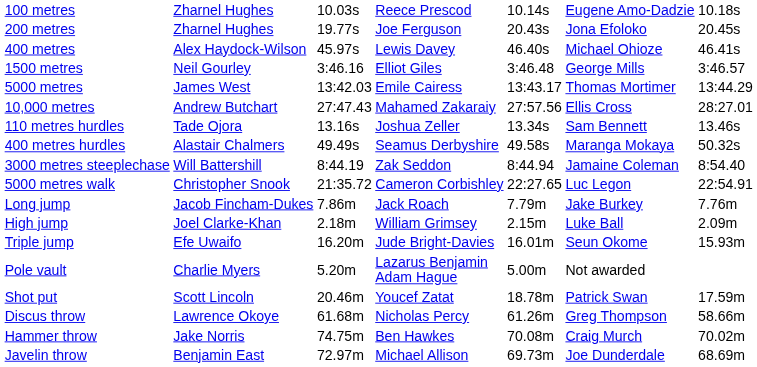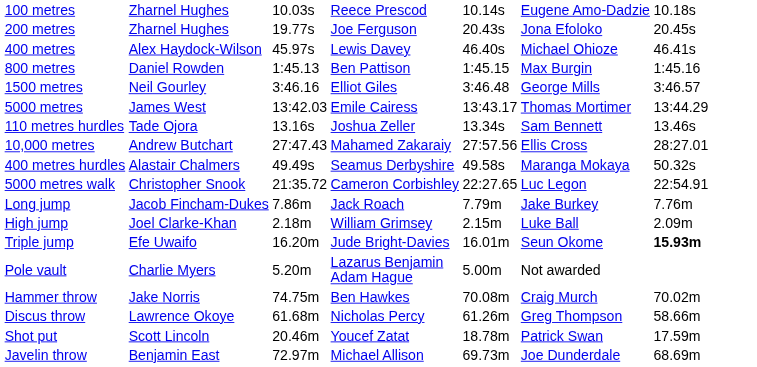+ row: (40, 68)
rows swapped: (50, 107) <-> (64, 126)
- row: (87, 165)
(722, 242) normal -> (677, 242) bold
rows swapped: (31, 297) <-> (51, 336)
